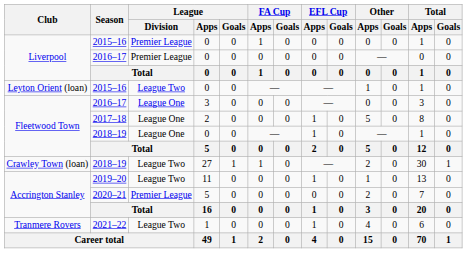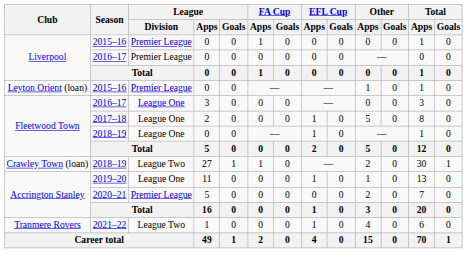(161, 88) League Two -> (161, 88) Premier League
(161, 179) League Two -> (161, 179) League One
